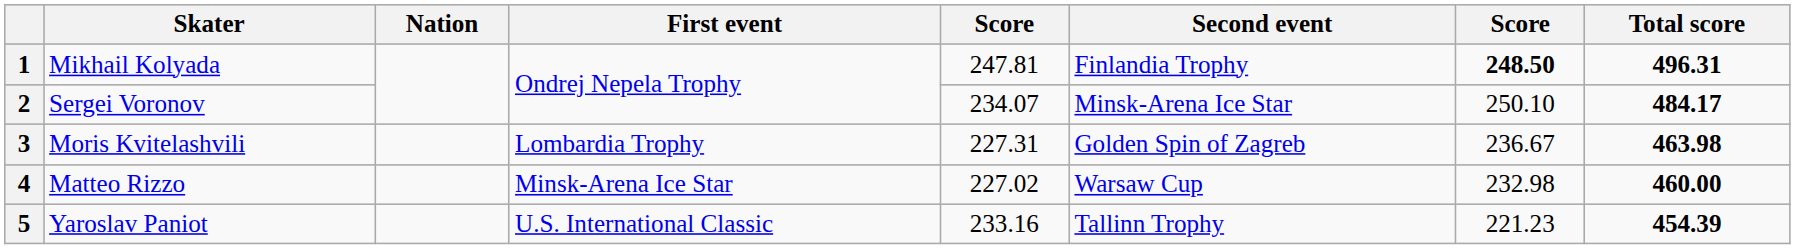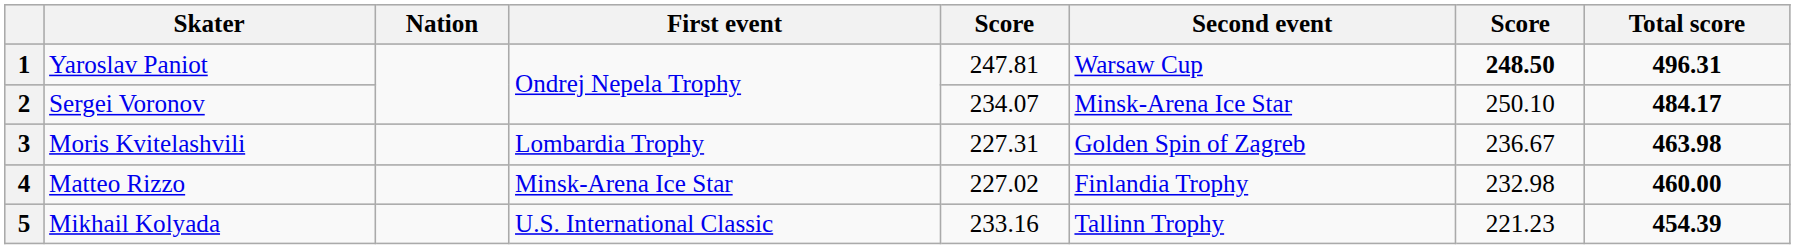(135, 64) Mikhail Kolyada -> (128, 64) Yaroslav Paniot
(1161, 64) Finlandia Trophy -> (1139, 64) Warsaw Cup
(1139, 183) Warsaw Cup -> (1161, 183) Finlandia Trophy
(128, 223) Yaroslav Paniot -> (135, 223) Mikhail Kolyada
